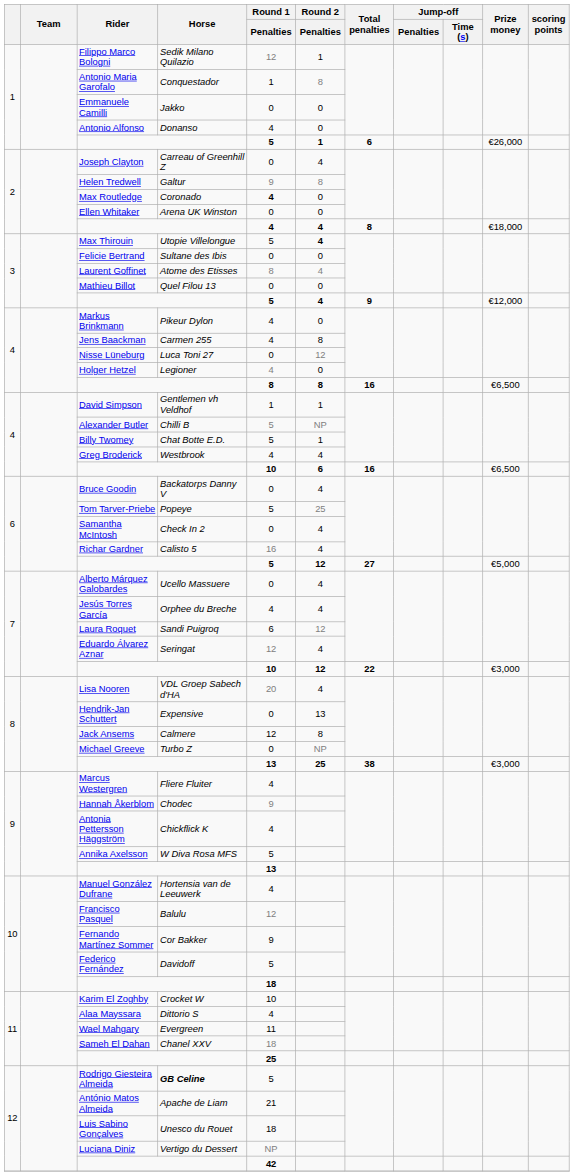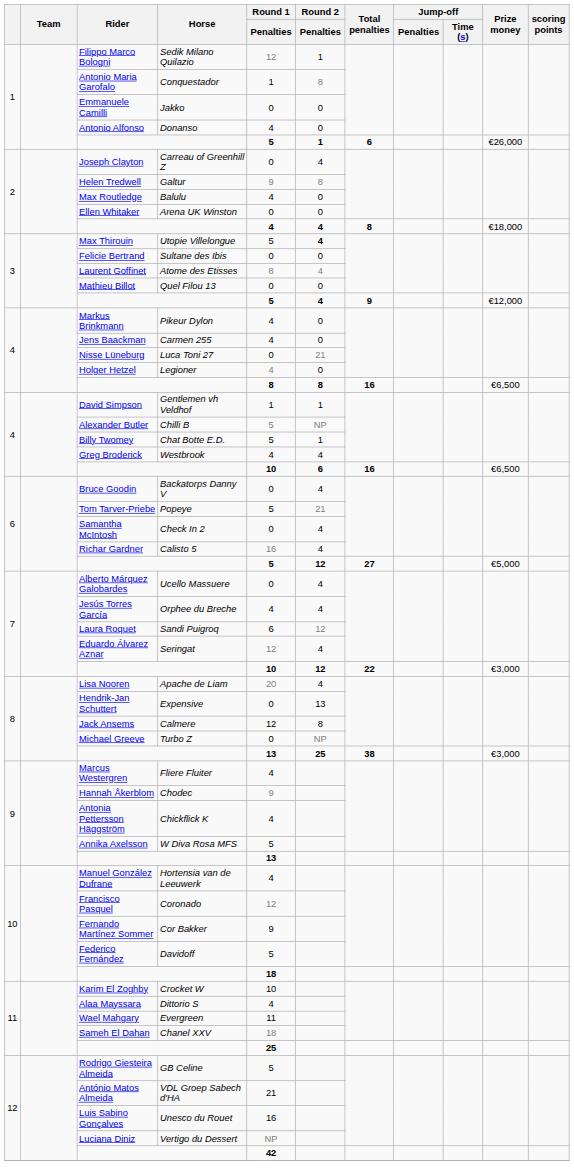(181, 197) Coronado -> (173, 197) Balulu
(271, 197) bold -> (271, 197) normal
(320, 341) 8 -> (320, 341) 0
(320, 355) 12 -> (320, 355) 21
(320, 509) 25 -> (320, 509) 21
(200, 689) VDL Groep Sabech d'HA -> (194, 684) Apache de Liam
(173, 914) Balulu -> (181, 904) Coronado
(182, 1079) bold -> (181, 1068) normal
(194, 1104) Apache de Liam -> (200, 1093) VDL Groep Sabech d'HA
(271, 1129) 18 -> (271, 1119) 16
